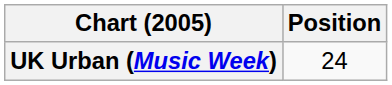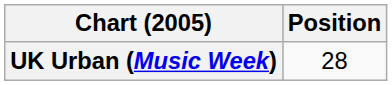(334, 60) 24 -> (334, 60) 28
